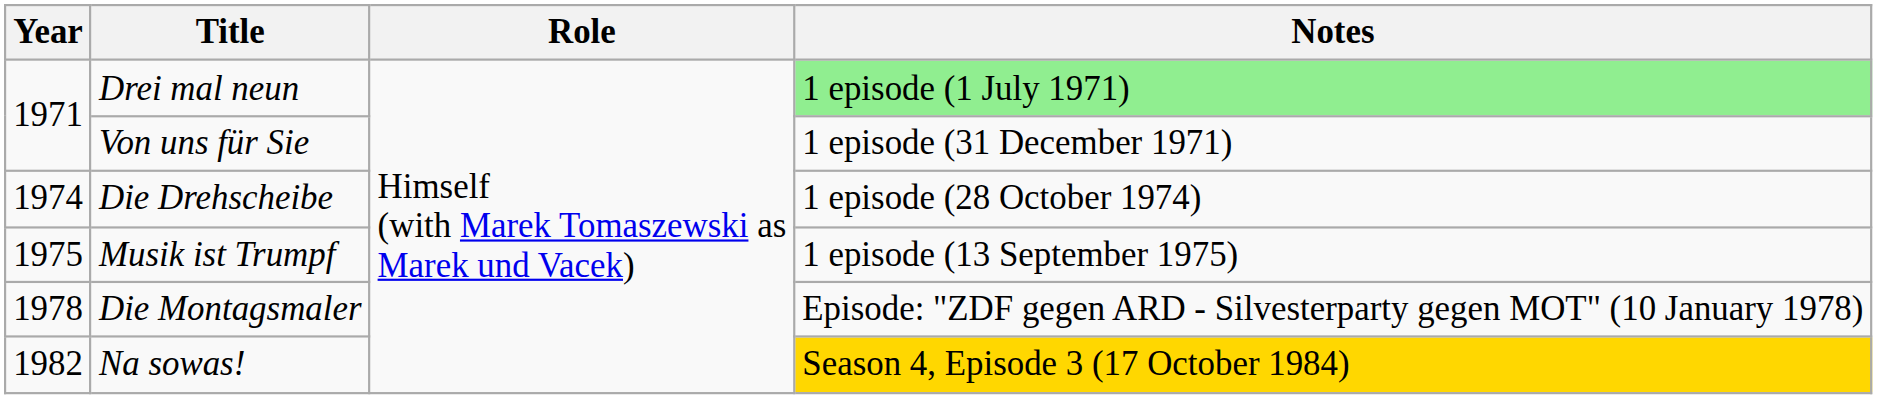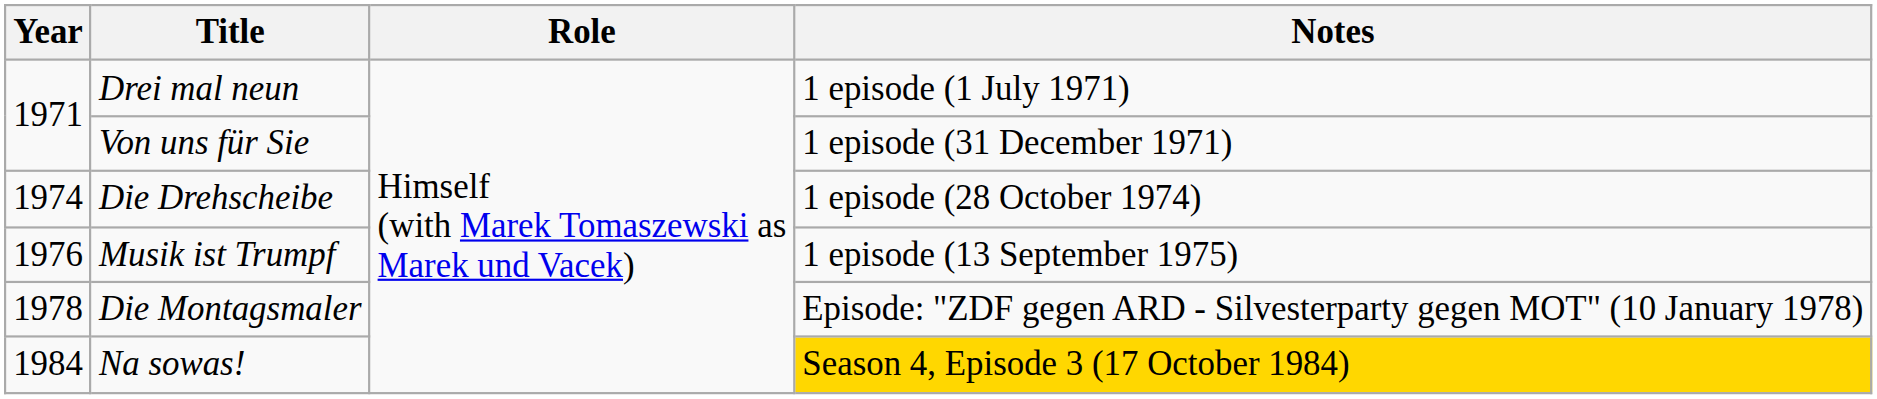(966, 87) lightgreen background -> (966, 87) no background
(48, 253) 1975 -> (48, 253) 1976
(48, 364) 1982 -> (48, 364) 1984
